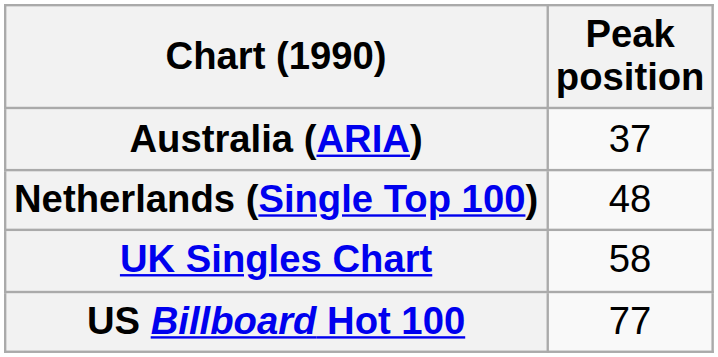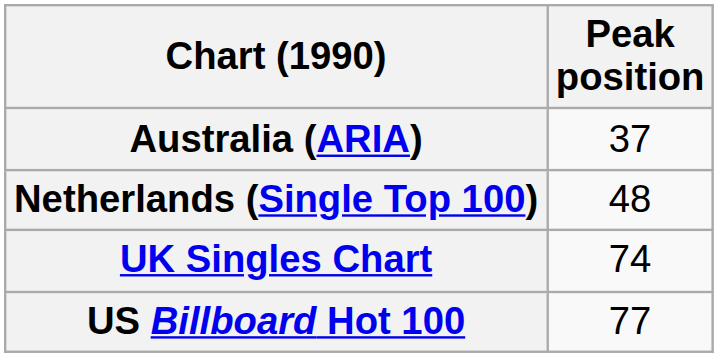(630, 259) 58 -> (630, 259) 74
